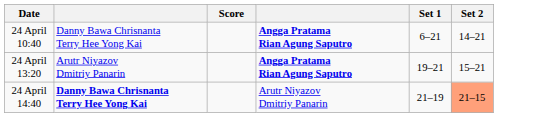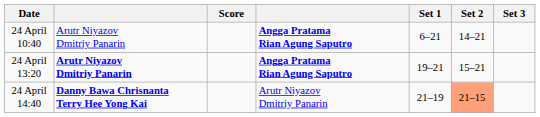+ column: (514, 13)
(108, 37) Danny Bawa Chrisnanta Terry Hee Yong Kai -> (91, 37) Arutr Niyazov Dmitriy Panarin
(91, 67) normal -> (94, 67) bold
